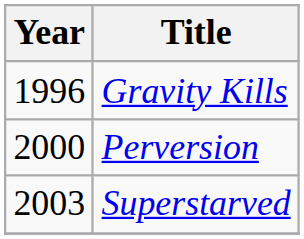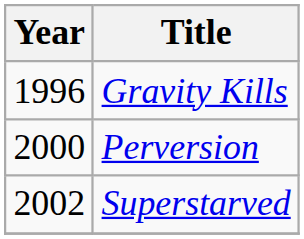(49, 203) 2003 -> (49, 203) 2002
